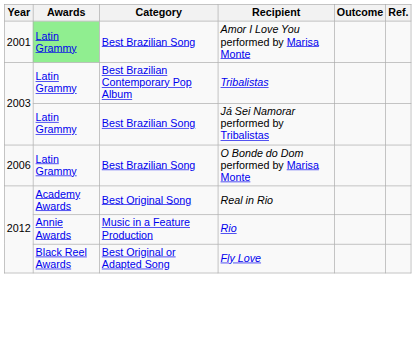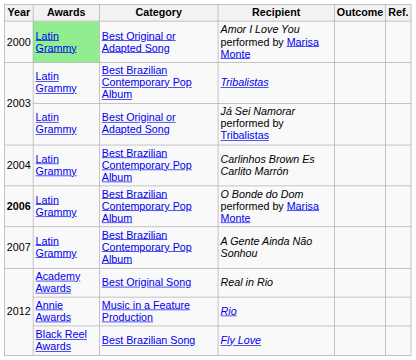(19, 42) 2001 -> (19, 42) 2000
(149, 42) Best Brazilian Song -> (139, 42) Best Original or Adapted Song
(149, 124) Best Brazilian Song -> (139, 124) Best Original or Adapted Song
+ row: (268, 165)
(19, 165) normal -> (19, 206) bold
(149, 165) Best Brazilian Song -> (147, 206) Best Brazilian Contemporary Pop Album
+ row: (266, 247)
(139, 258) Best Original or Adapted Song -> (149, 340) Best Brazilian Song
